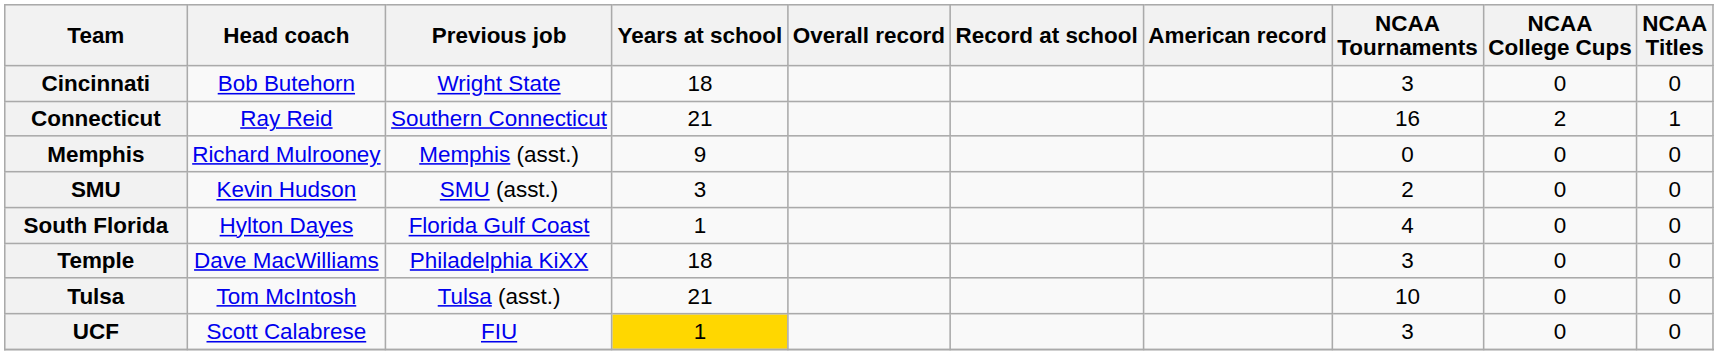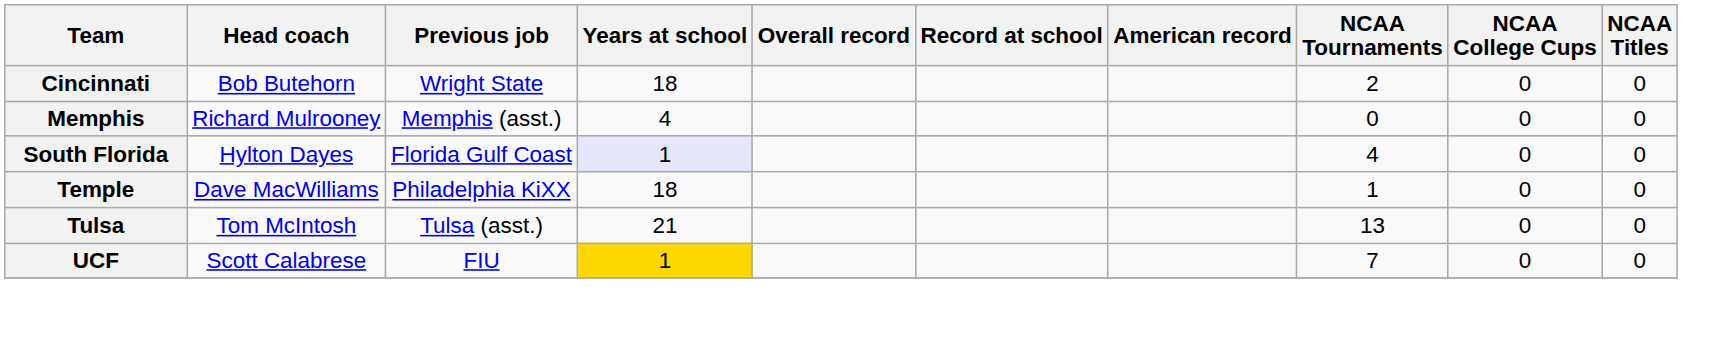(1407, 83) 3 -> (1372, 83) 2
- row: (96, 119)
(700, 154) 9 -> (665, 119) 4
- row: (96, 190)
(700, 225) no background -> (665, 154) lavender background
(1407, 261) 3 -> (1372, 190) 1
(1407, 296) 10 -> (1372, 225) 13
(1407, 332) 3 -> (1372, 261) 7
